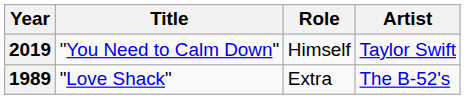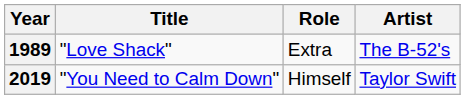rows swapped: (30, 79) <-> (30, 49)
